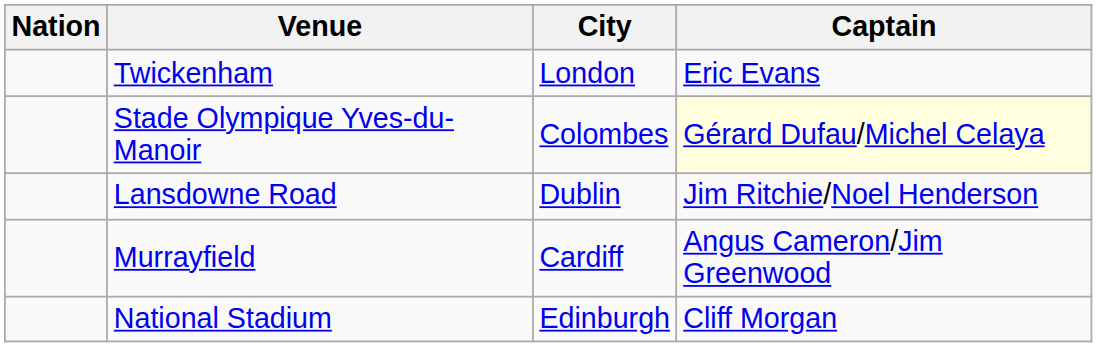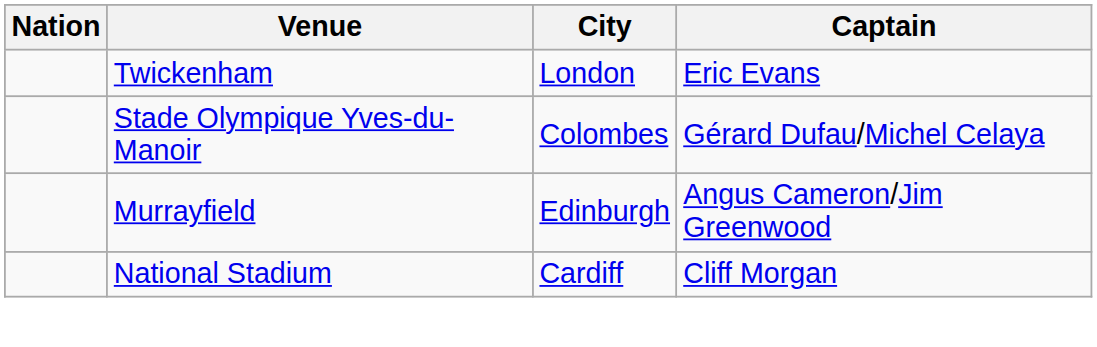(864, 134) lightyellow background -> (864, 134) no background
- row: (225, 195)
(581, 257) Cardiff -> (605, 211) Edinburgh
(605, 318) Edinburgh -> (581, 273) Cardiff
